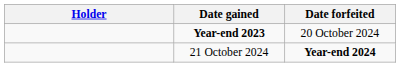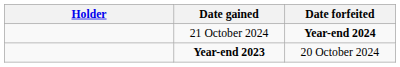rows swapped: (229, 33) <-> (229, 52)
